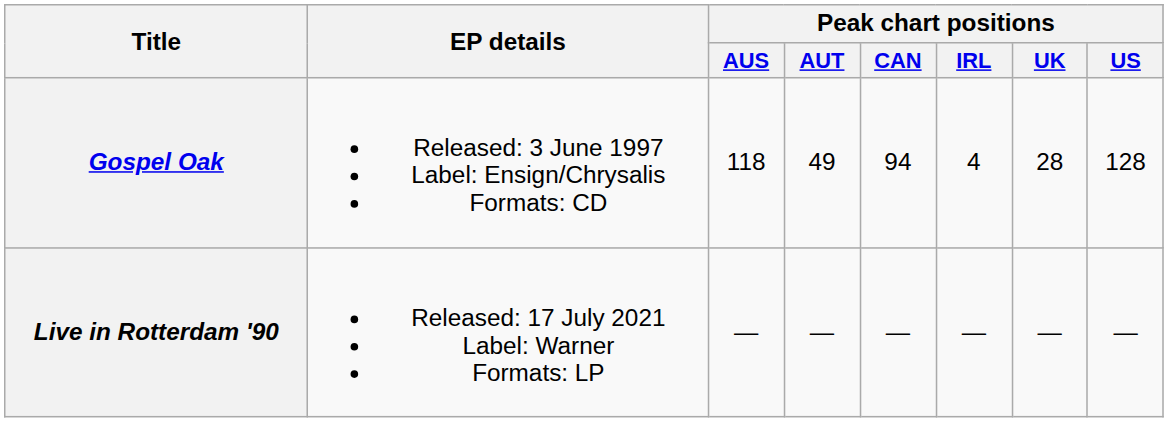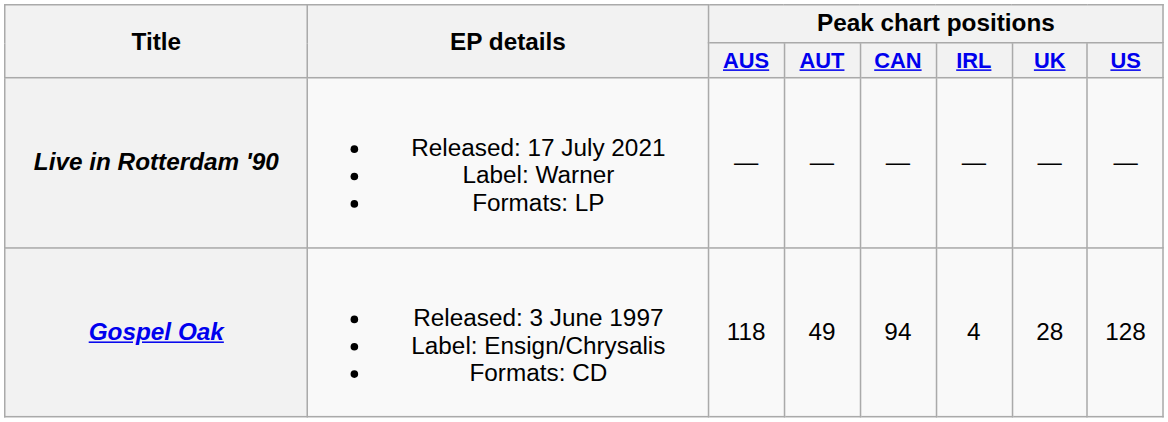rows swapped: (156, 162) <-> (156, 331)
